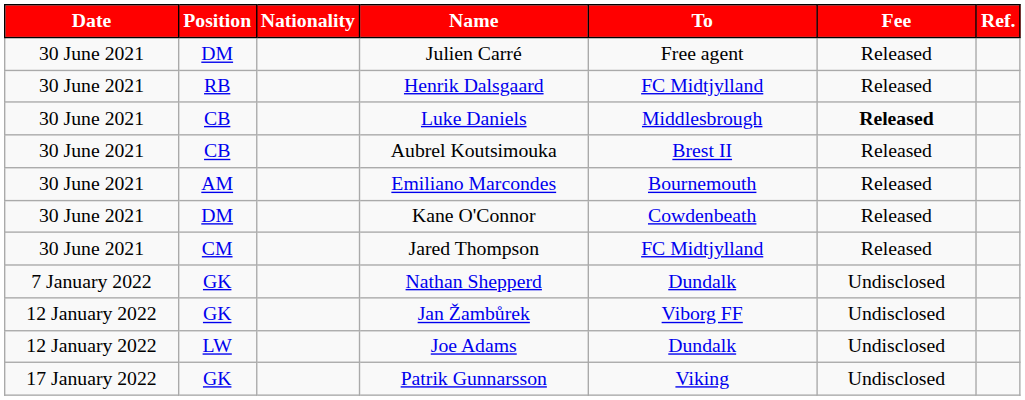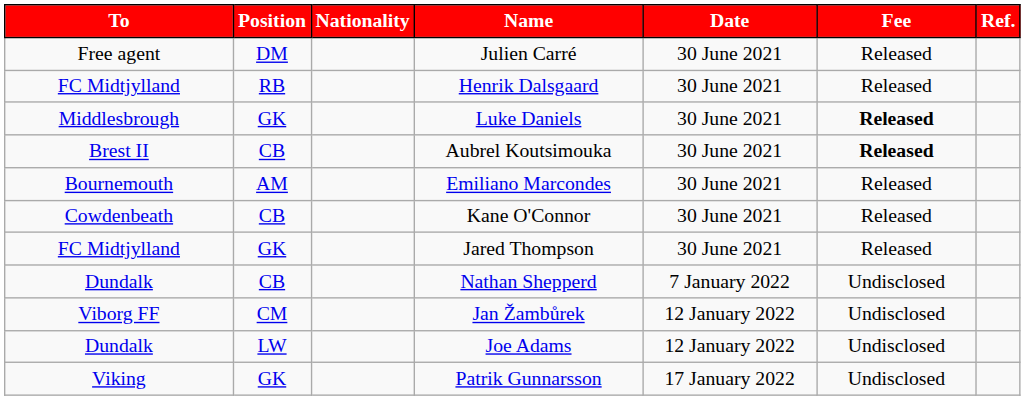columns swapped: (92, 21) <-> (702, 21)
(217, 118) CB -> (272, 118) GK
(896, 151) normal -> (896, 151) bold
(217, 216) DM -> (272, 216) CB
(217, 248) CM -> (272, 248) GK
(217, 281) GK -> (272, 281) CB
(217, 313) GK -> (272, 313) CM
